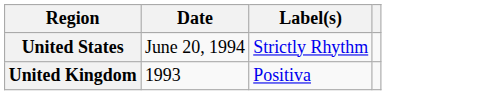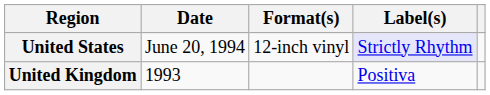+ column: (301, 18)
(311, 47) no background -> (415, 47) lavender background
